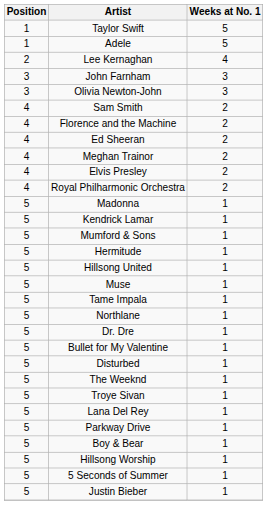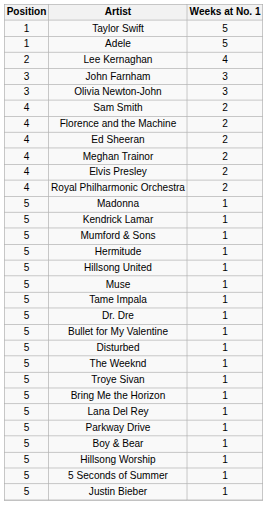- row: (118, 316)
+ row: (118, 396)
